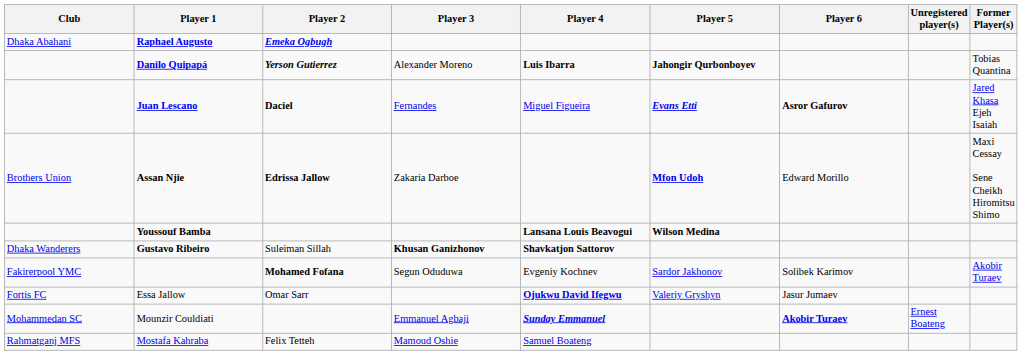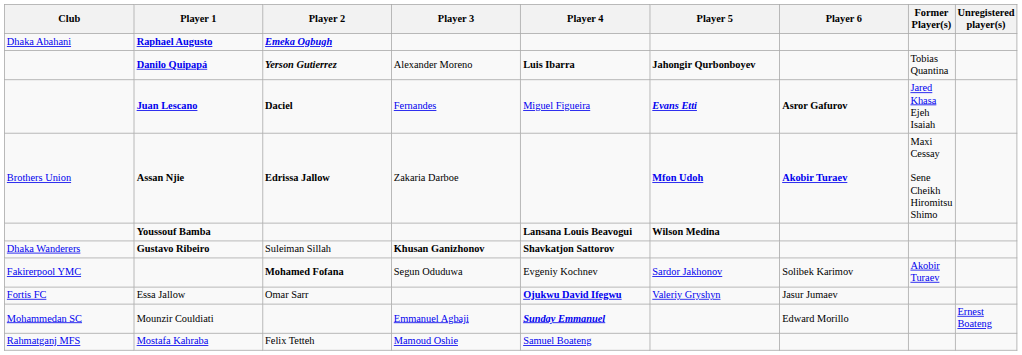columns swapped: (939, 18) <-> (994, 18)
(815, 178) Edward Morillo -> (815, 178) Akobir Turaev
(815, 318) Akobir Turaev -> (815, 318) Edward Morillo
